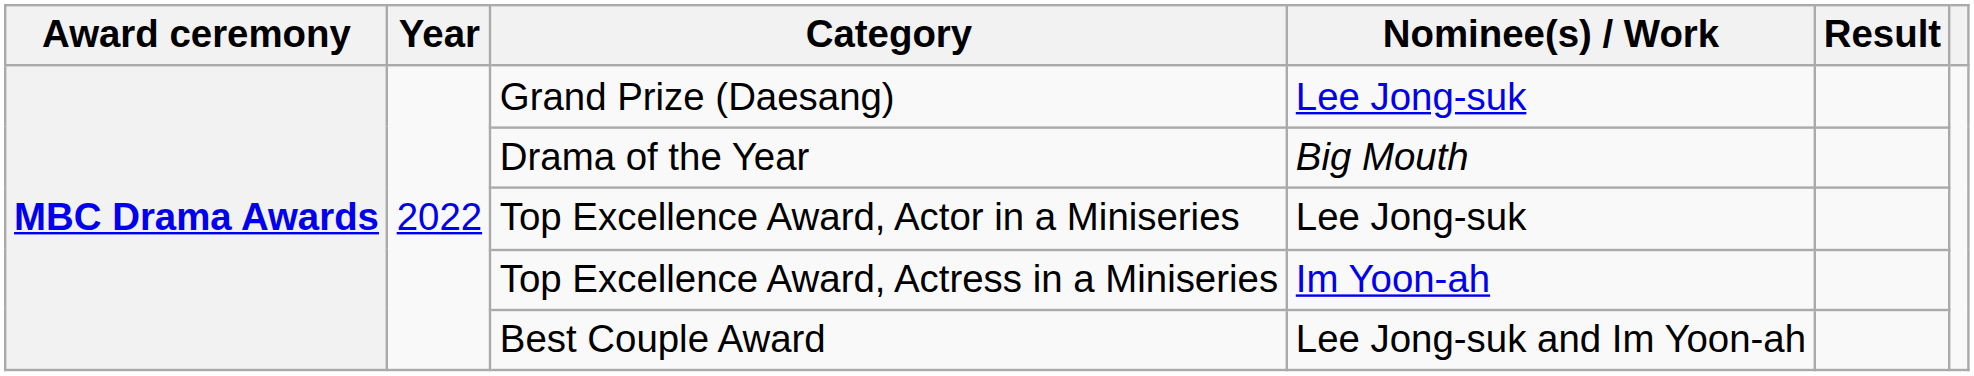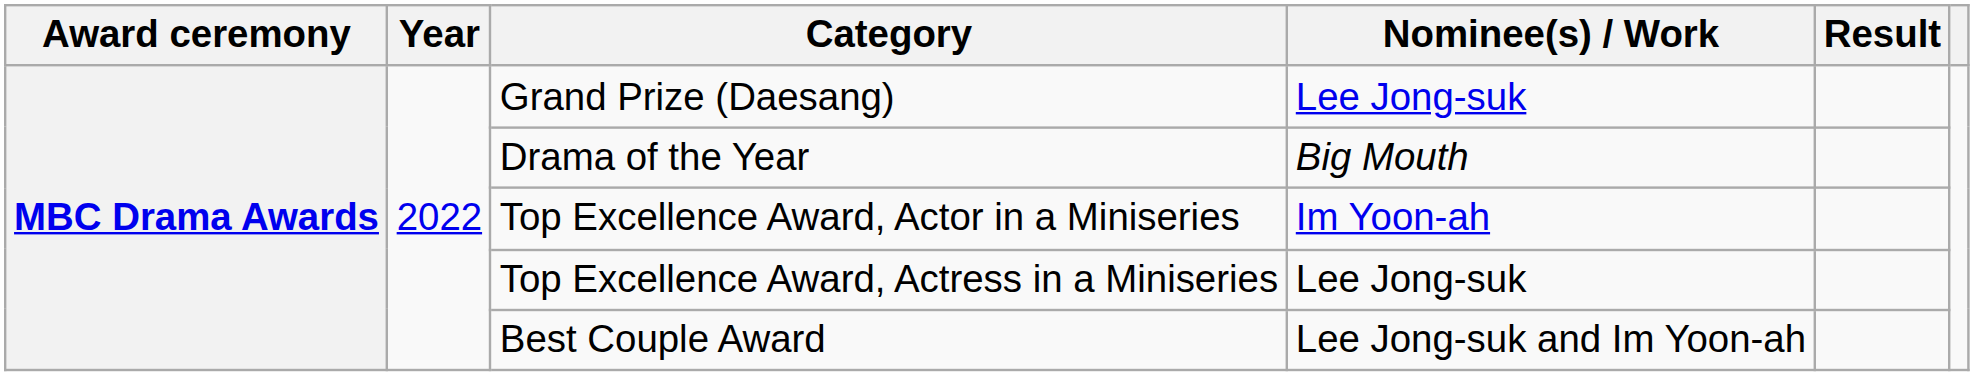(1411, 217) Lee Jong-suk -> (1393, 217) Im Yoon-ah
(1393, 278) Im Yoon-ah -> (1411, 278) Lee Jong-suk
